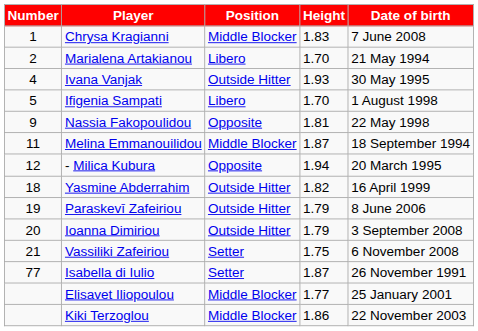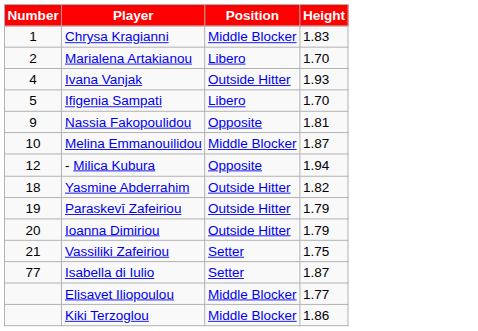- column: (411, 15)
(33, 144) 11 -> (33, 144) 10
